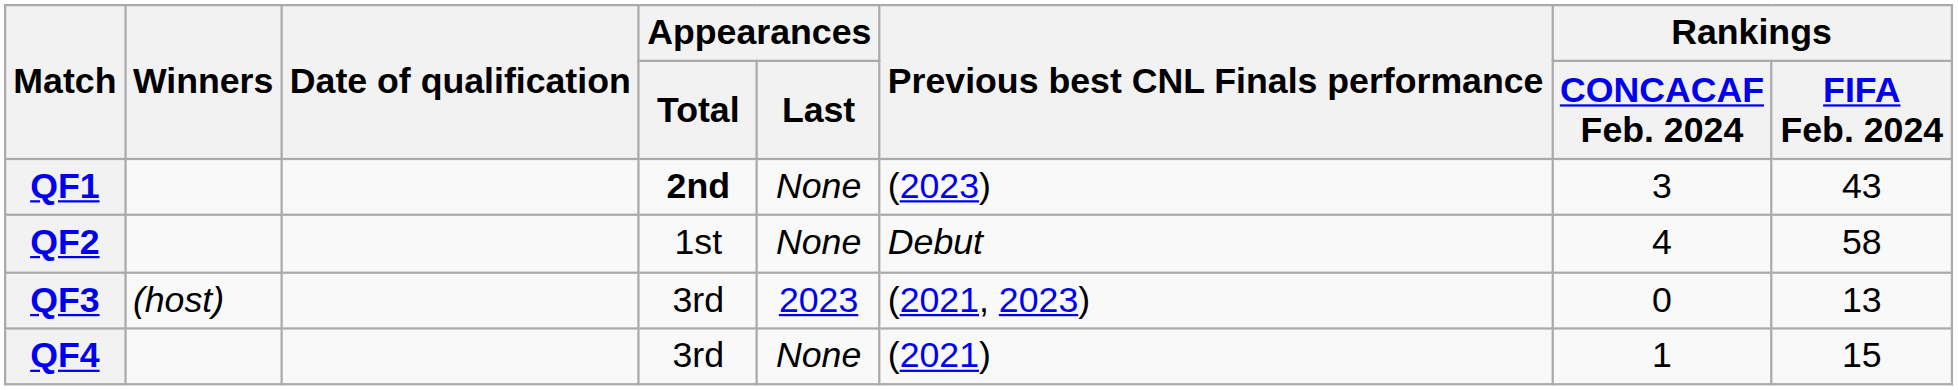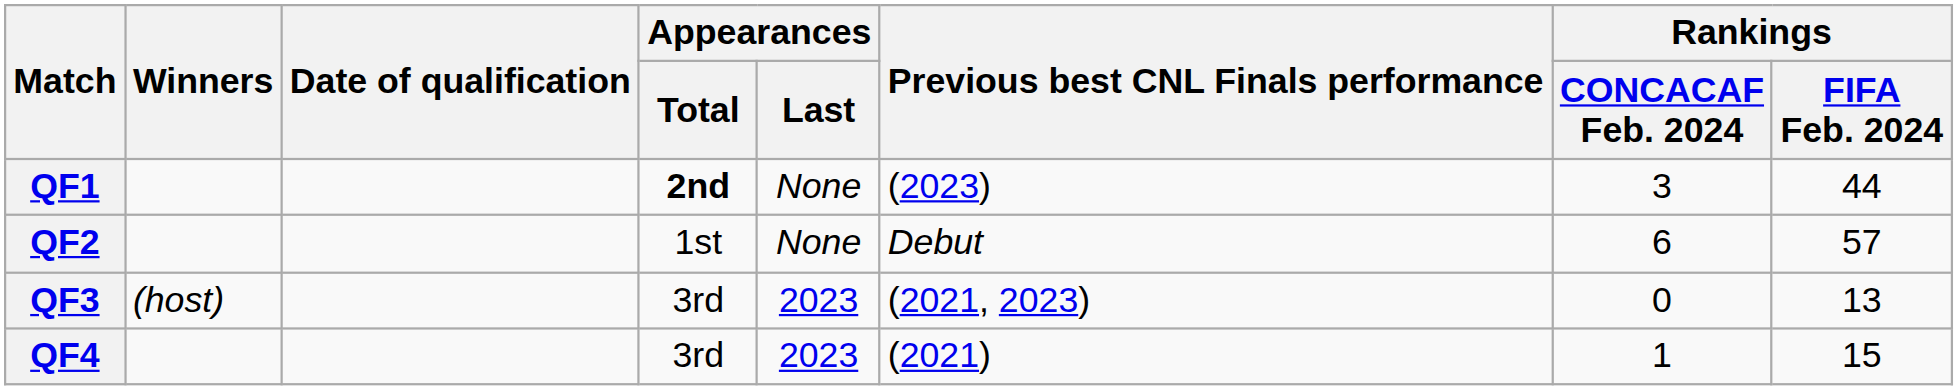(1862, 186) 43 -> (1862, 186) 44
(1662, 242) 4 -> (1662, 242) 6
(1862, 242) 58 -> (1862, 242) 57
(819, 355) None -> (819, 355) 2023
